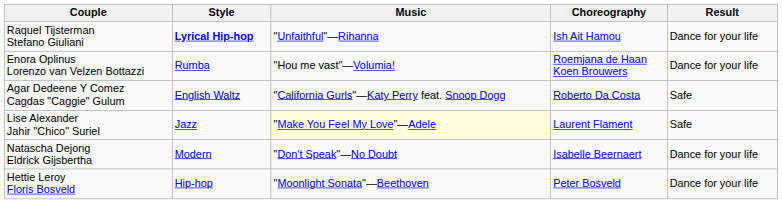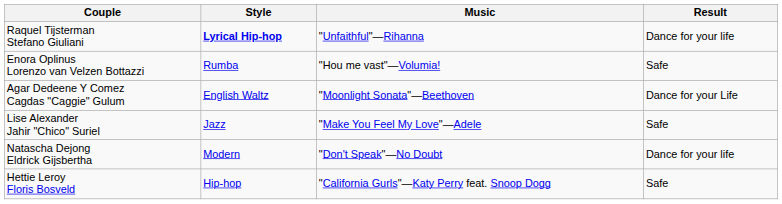- column: (609, 13)
(714, 65) Dance for your life -> (657, 65) Safe
(390, 95) "California Gurls"—Katy Perry feat. Snoop Dogg -> (396, 95) "Moonlight Sonata"—Beethoven
(681, 95) Safe -> (692, 95) Dance for your Life
(355, 124) lightyellow background -> (400, 124) no background
(351, 183) "Moonlight Sonata"—Beethoven -> (435, 183) "California Gurls"—Katy Perry feat. Snoop Dogg
(714, 183) Dance for your life -> (657, 183) Safe
